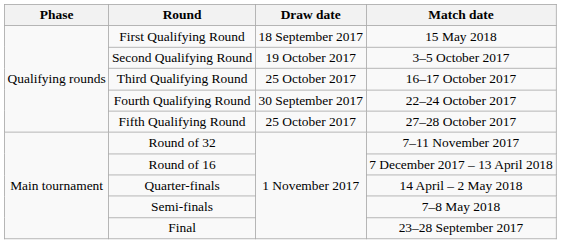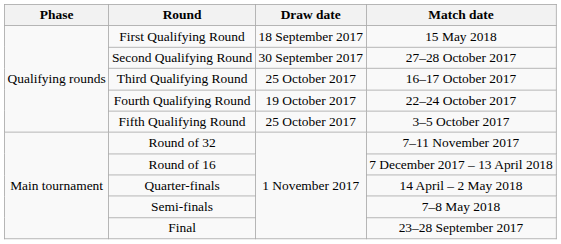(311, 57) 19 October 2017 -> (311, 57) 30 September 2017
(461, 57) 3–5 October 2017 -> (461, 57) 27–28 October 2017
(311, 100) 30 September 2017 -> (311, 100) 19 October 2017
(461, 121) 27–28 October 2017 -> (461, 121) 3–5 October 2017
